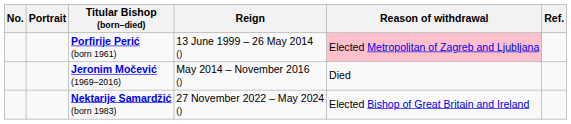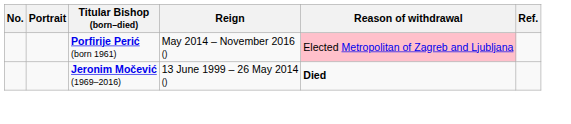(245, 47) 13 June 1999 – 26 May 2014 () -> (228, 47) May 2014 – November 2016 ()
(243, 76) May 2014 – November 2016 () -> (230, 76) 13 June 1999 – 26 May 2014 ()
(340, 76) normal -> (315, 76) bold
- row: (121, 104)
